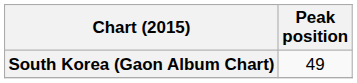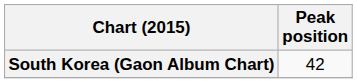(315, 63) 49 -> (315, 63) 42
